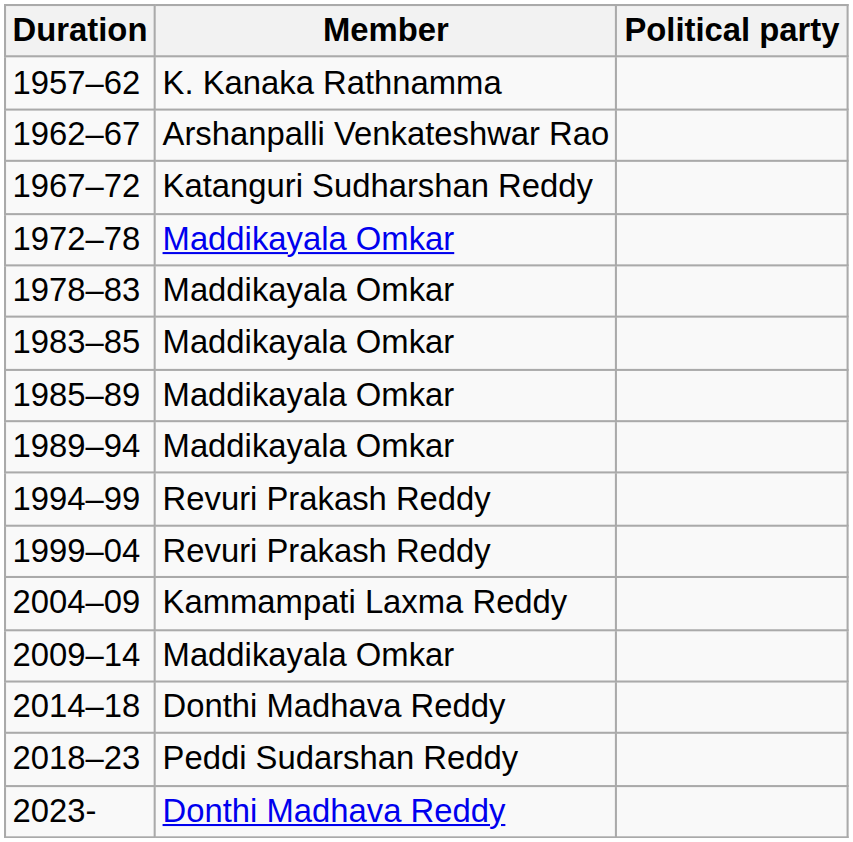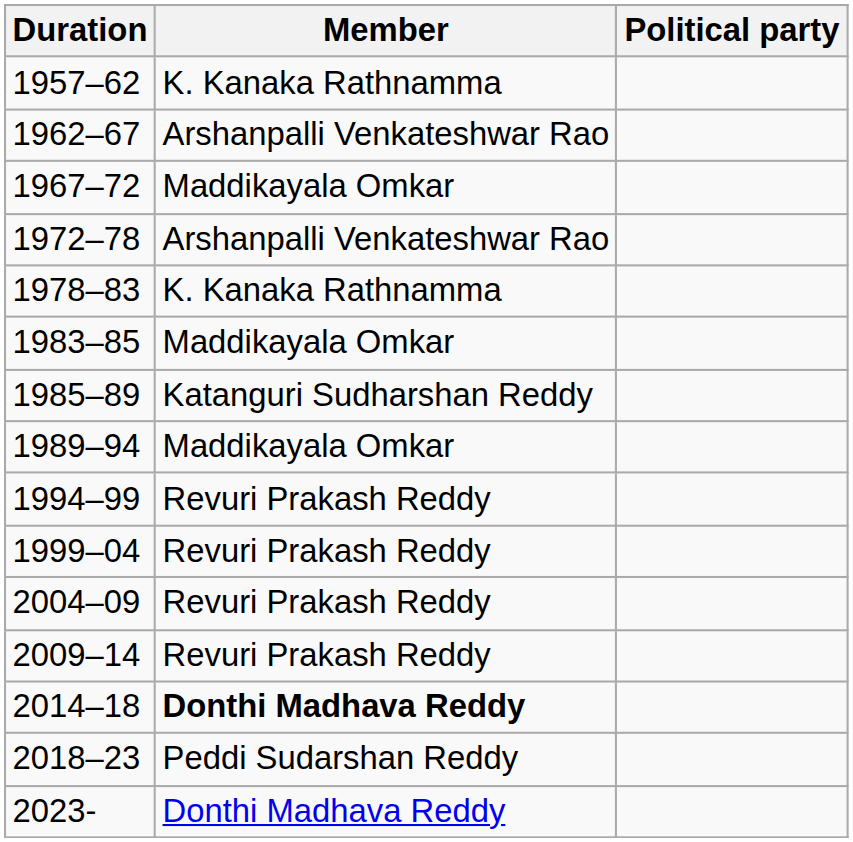(378, 186) Katanguri Sudharshan Reddy -> (308, 186) Maddikayala Omkar
(308, 238) Maddikayala Omkar -> (386, 238) Arshanpalli Venkateshwar Rao
(308, 290) Maddikayala Omkar -> (332, 290) K. Kanaka Rathnamma
(308, 394) Maddikayala Omkar -> (378, 394) Katanguri Sudharshan Reddy
(365, 602) Kammampati Laxma Reddy -> (327, 602) Revuri Prakash Reddy
(308, 654) Maddikayala Omkar -> (327, 654) Revuri Prakash Reddy
(334, 706) normal -> (344, 706) bold
